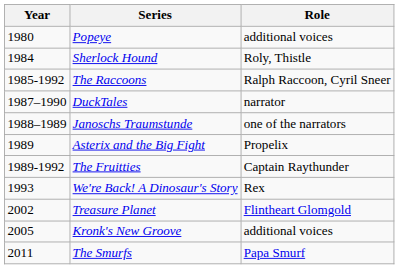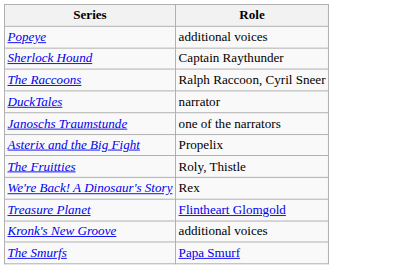- column: (37, 15)
(277, 58) Roly, Thistle -> (231, 58) Captain Raythunder
(296, 166) Captain Raythunder -> (212, 166) Roly, Thistle
